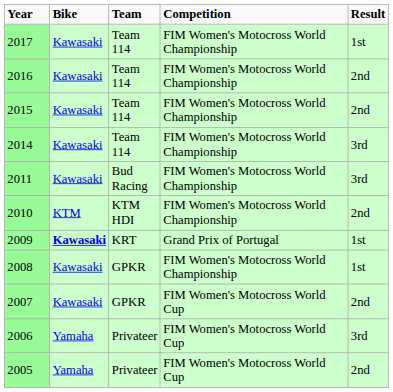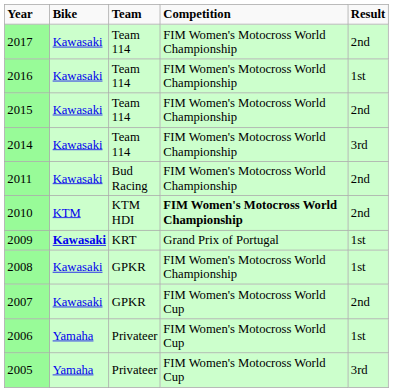(358, 41) 1st -> (360, 41) 2nd
(360, 75) 2nd -> (358, 75) 1st
(359, 178) 3rd -> (360, 178) 2nd
(244, 213) normal -> (250, 213) bold
(359, 335) 3rd -> (358, 335) 1st
(360, 370) 2nd -> (359, 370) 3rd
